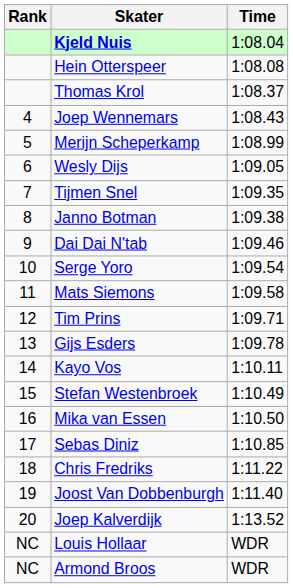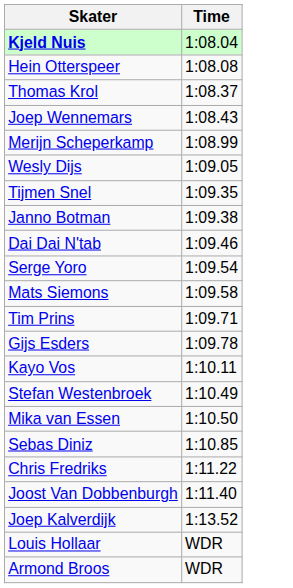- column: (28, 17)
